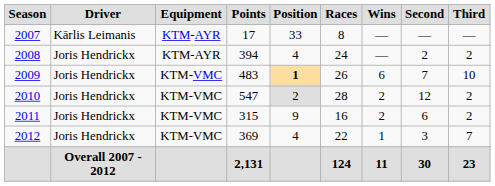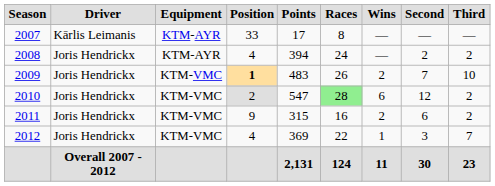columns swapped: (295, 14) <-> (249, 14)
(382, 75) 6 -> (382, 75) 2
(341, 95) no background -> (341, 95) lightgreen background
(382, 95) 2 -> (382, 95) 6
